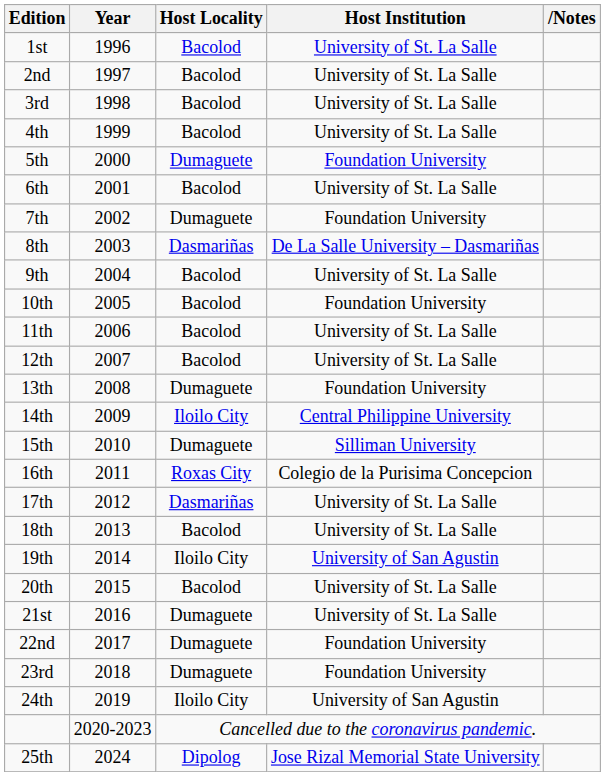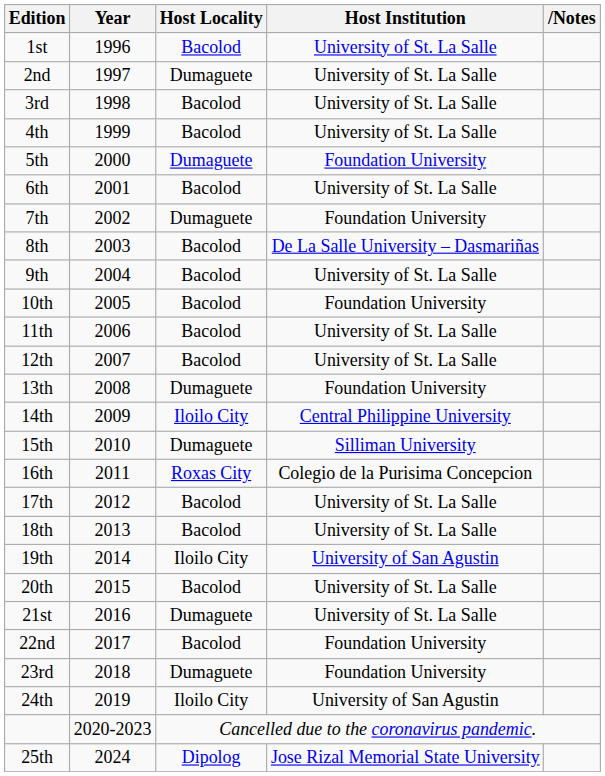(211, 75) Bacolod -> (211, 75) Dumaguete
(211, 246) Dasmariñas -> (211, 246) Bacolod
(211, 501) Dasmariñas -> (211, 501) Bacolod
(211, 643) Dumaguete -> (211, 643) Bacolod
